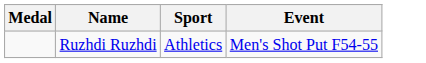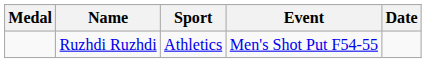+ column: (402, 17)
